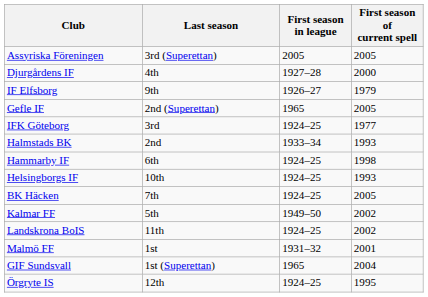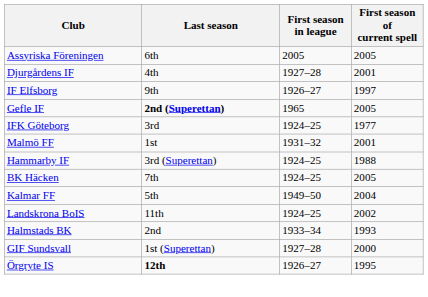(181, 55) 3rd (Superettan) -> (151, 55) 6th
(365, 73) 2000 -> (365, 73) 2001
(365, 90) 1979 -> (365, 90) 1997
(182, 108) normal -> (184, 108) bold
rows swapped: (39, 143) <-> (30, 248)
(152, 160) 6th -> (180, 160) 3rd (Superettan)
(365, 160) 1998 -> (365, 160) 1988
- row: (43, 178)
(365, 213) 2002 -> (365, 195) 2004
(293, 265) 1965 -> (302, 248) 1927–28
(365, 265) 2004 -> (365, 248) 2000
(155, 283) normal -> (155, 265) bold
(302, 283) 1924–25 -> (302, 265) 1926–27
